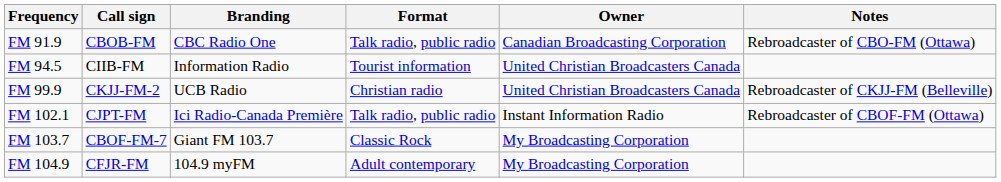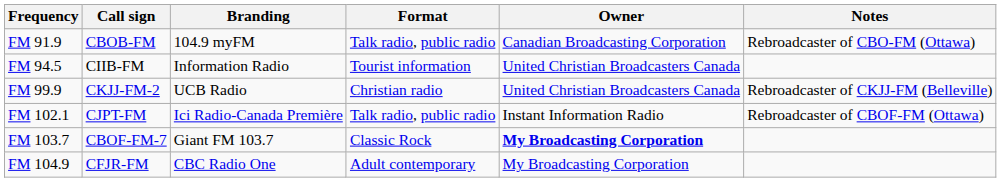(225, 41) CBC Radio One -> (214, 41) 104.9 myFM
(596, 139) normal -> (603, 139) bold
(214, 164) 104.9 myFM -> (225, 164) CBC Radio One
